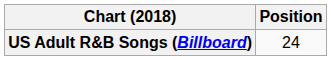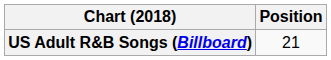(291, 42) 24 -> (291, 42) 21
